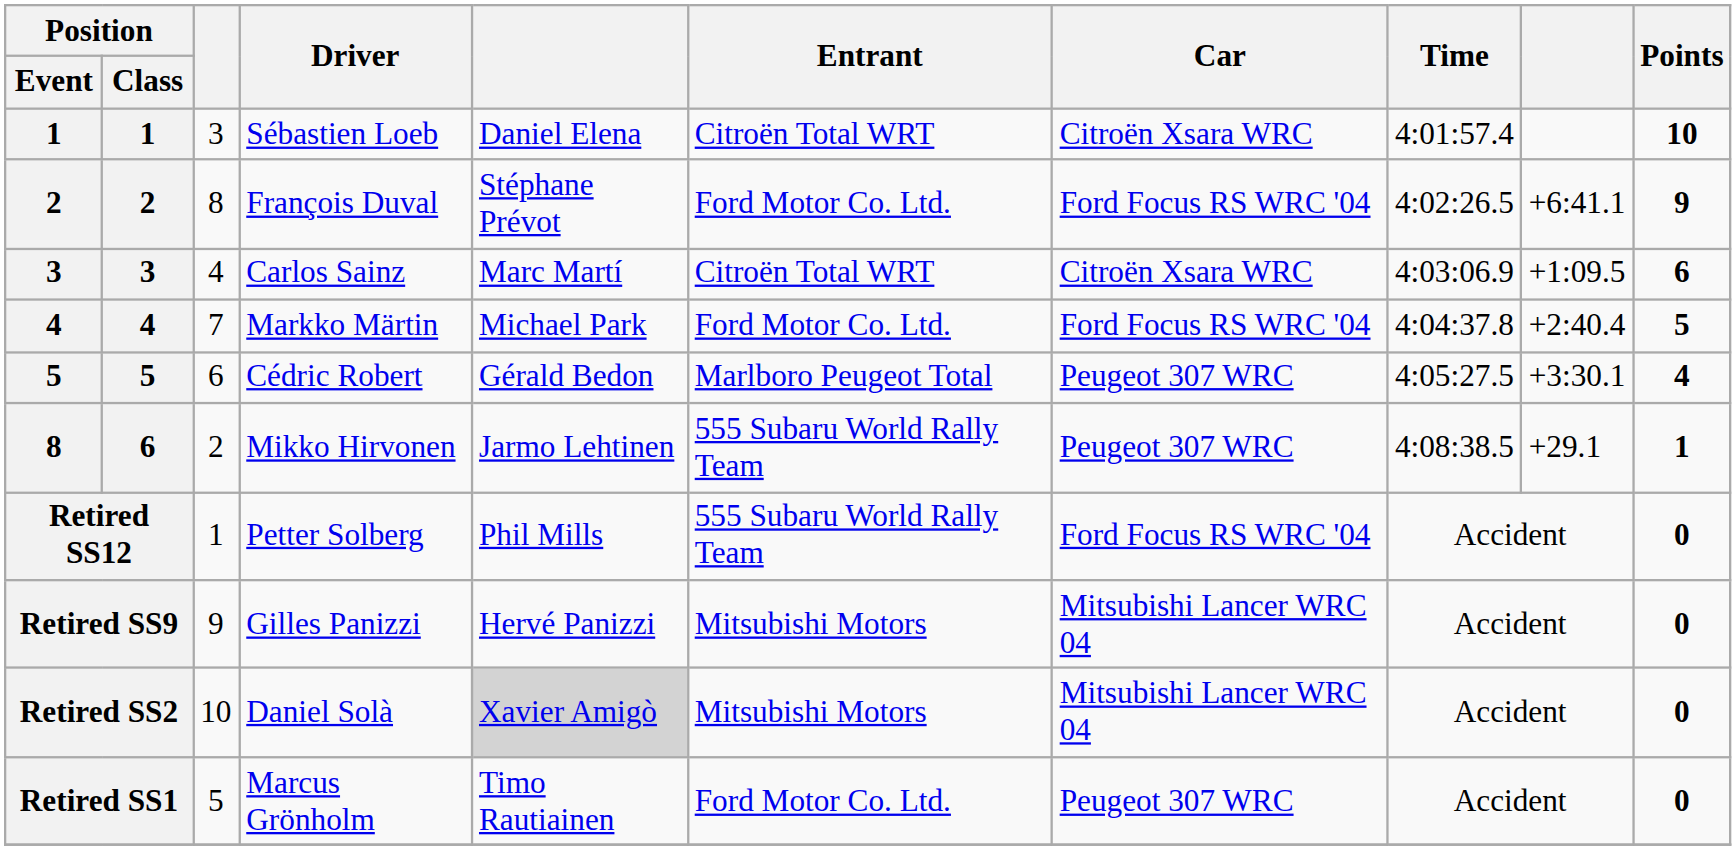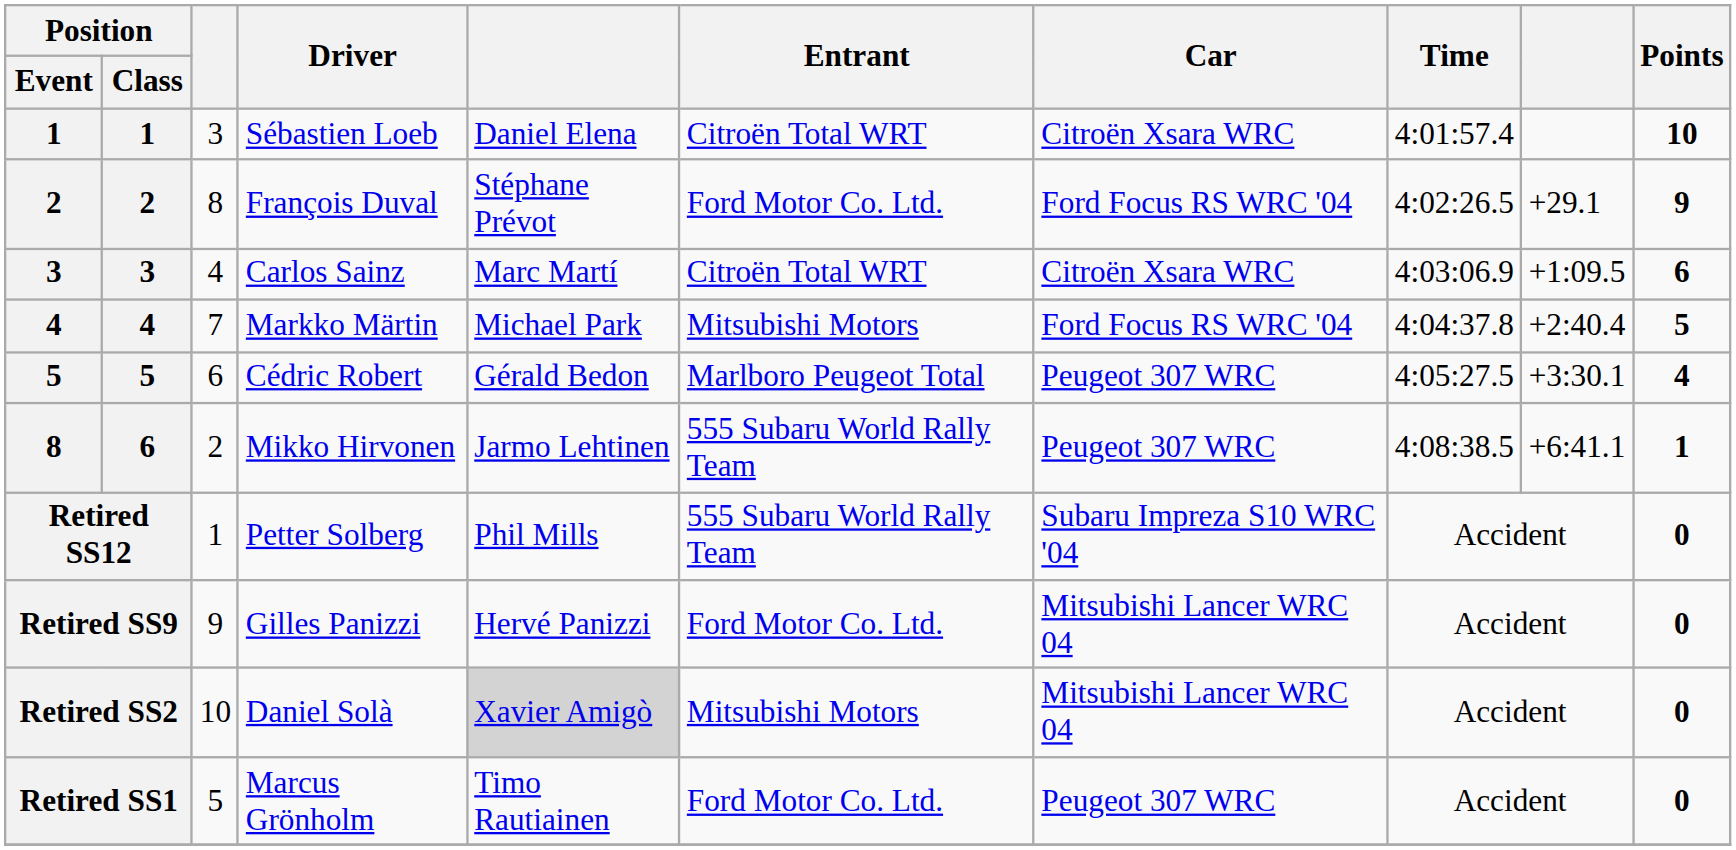(1577, 203) +6:41.1 -> (1565, 203) +29.1
(823, 324) Ford Motor Co. Ltd. -> (803, 324) Mitsubishi Motors
(1565, 446) +29.1 -> (1577, 446) +6:41.1
(1215, 534) Ford Focus RS WRC '04 -> (1208, 534) Subaru Impreza S10 WRC '04
(811, 623) Mitsubishi Motors -> (815, 623) Ford Motor Co. Ltd.
